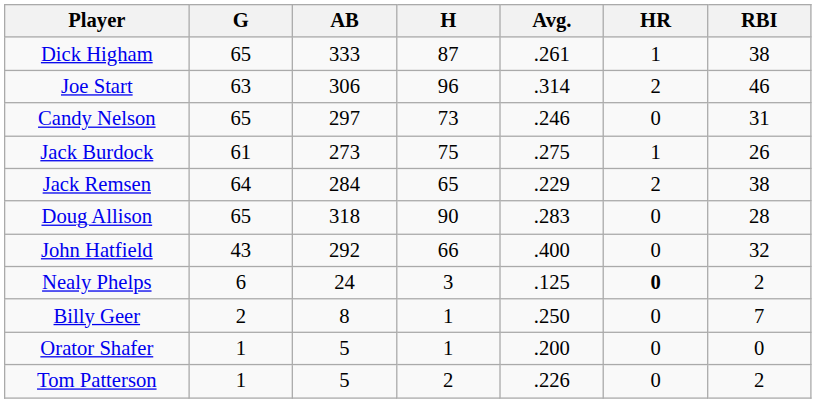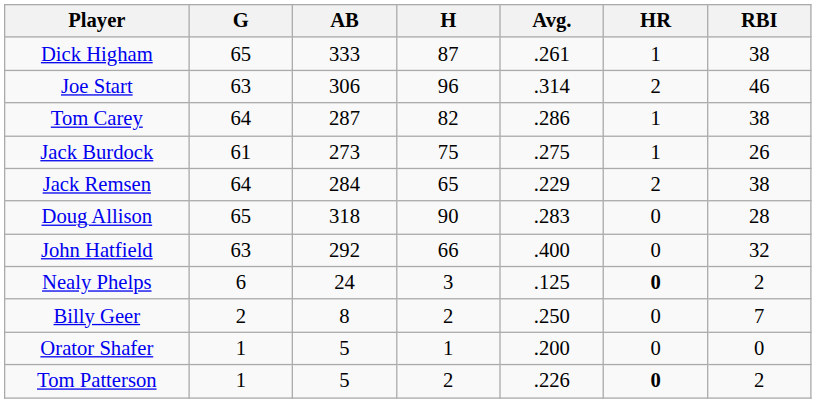- row: (97, 119)
+ row: (97, 119)
(241, 250) 43 -> (241, 250) 63
(448, 315) 1 -> (448, 315) 2
(656, 380) normal -> (656, 380) bold
